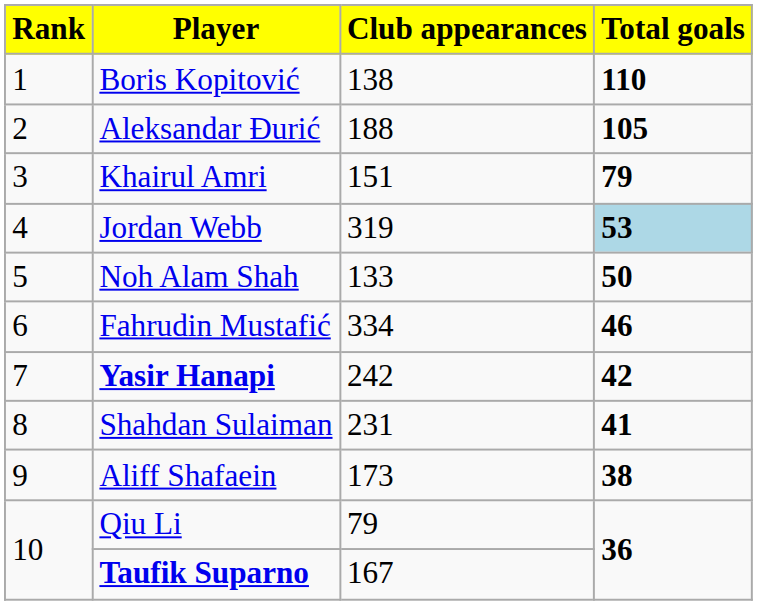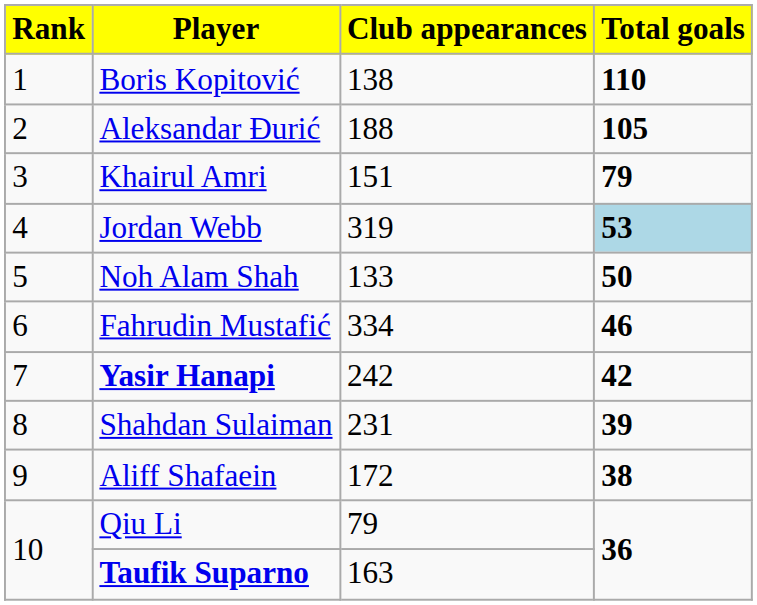(617, 425) 41 -> (617, 425) 39
(370, 474) 173 -> (370, 474) 172
(370, 573) 167 -> (370, 573) 163
